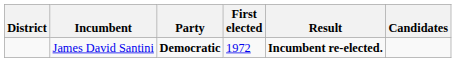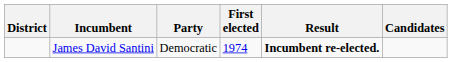(190, 47) bold -> (188, 47) normal
(238, 47) 1972 -> (235, 47) 1974
